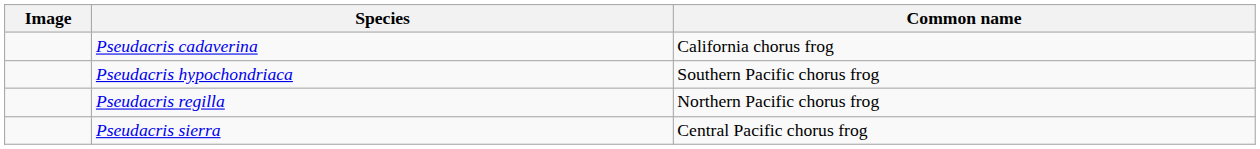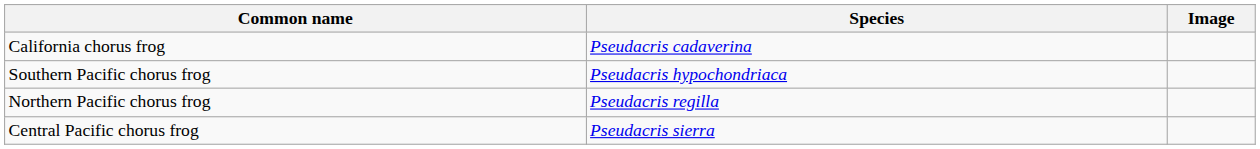columns swapped: (48, 18) <-> (964, 18)
